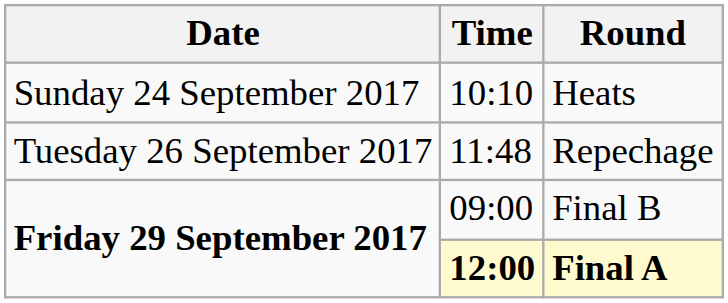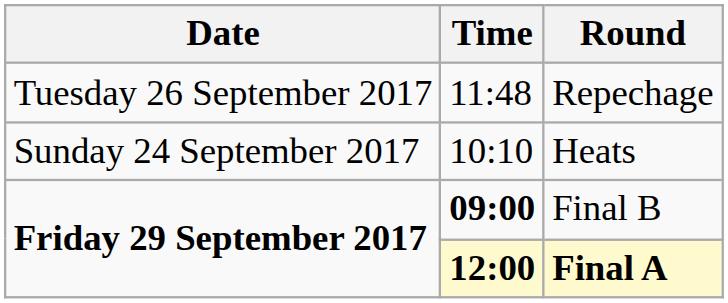rows swapped: (594, 92) <-> (633, 150)
(491, 208) normal -> (492, 208) bold
